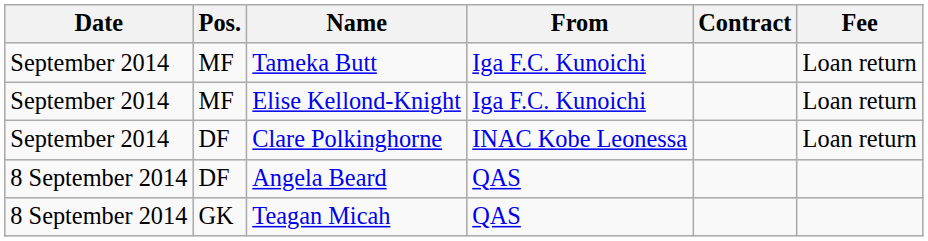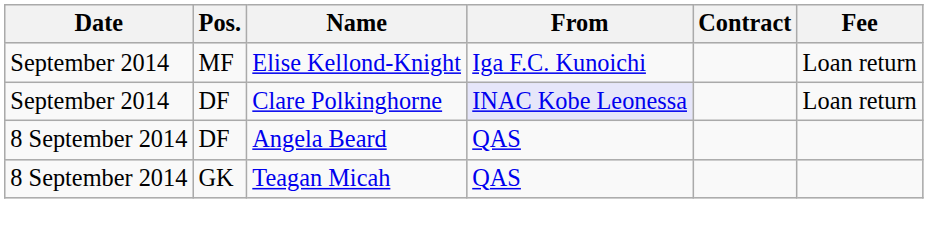- row: (315, 62)
(580, 139) no background -> (580, 100) lavender background
